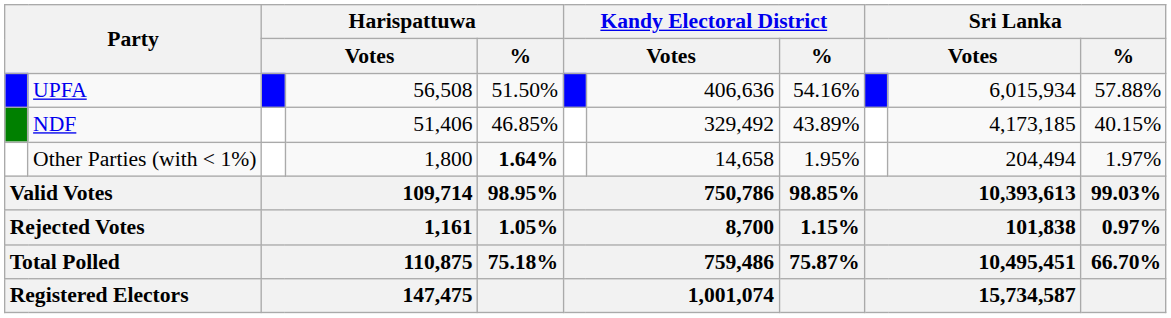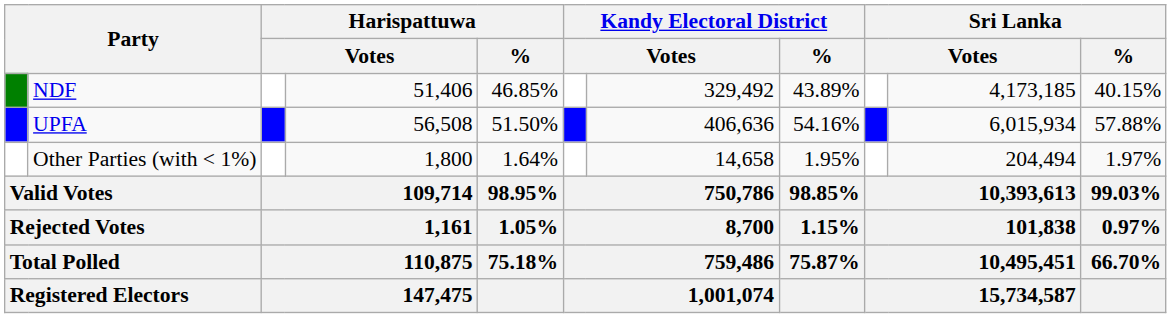rows swapped: (60, 90) <-> (55, 124)
(528, 158) bold -> (530, 158) normal
